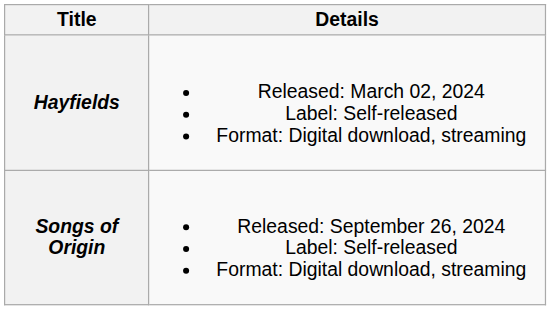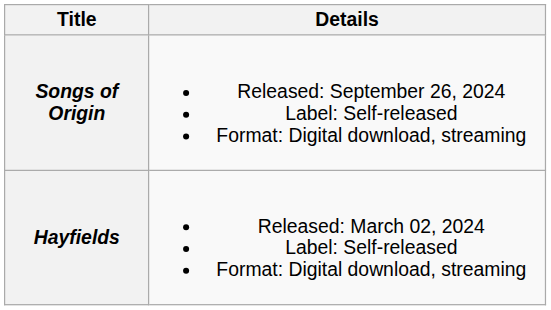rows swapped: (77, 102) <-> (77, 237)
